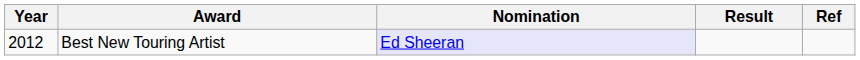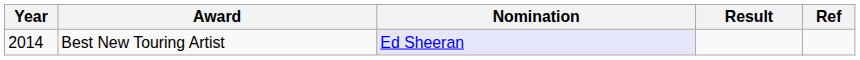(26, 42) 2012 -> (26, 42) 2014
